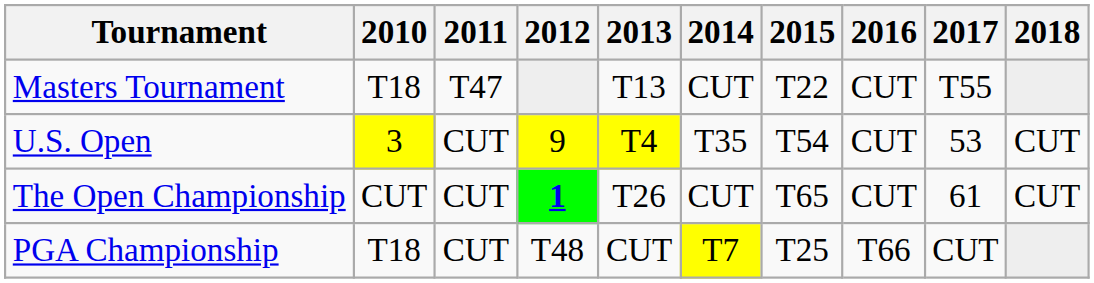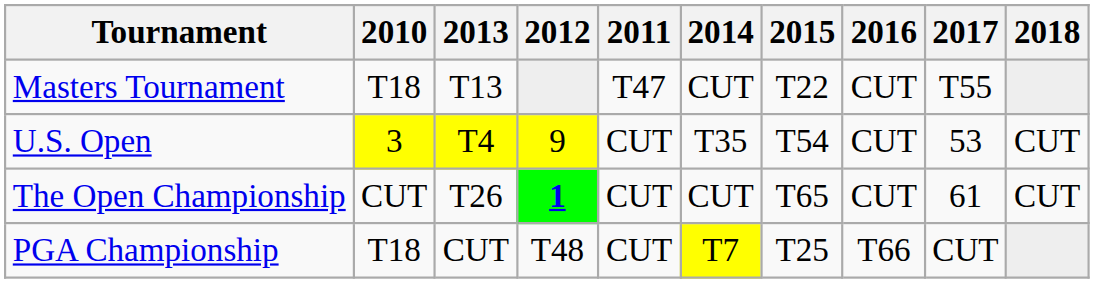columns swapped: (476, 32) <-> (639, 32)
